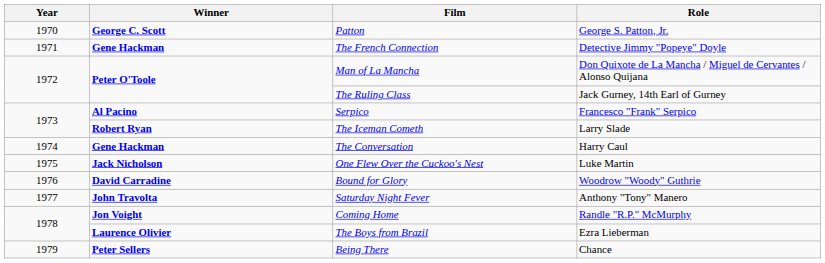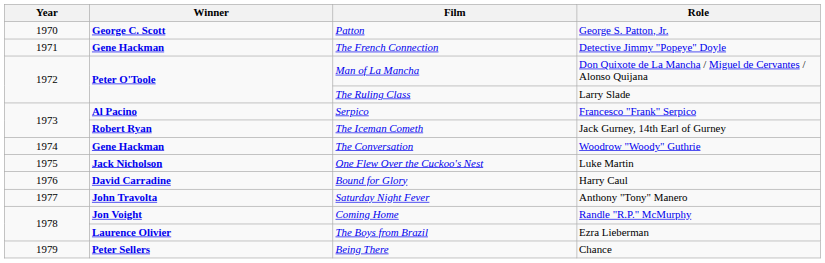(652, 94) Jack Gurney, 14th Earl of Gurney -> (605, 94) Larry Slade
(605, 128) Larry Slade -> (652, 128) Jack Gurney, 14th Earl of Gurney
(603, 146) Harry Caul -> (640, 146) Woodrow "Woody" Guthrie
(640, 180) Woodrow "Woody" Guthrie -> (603, 180) Harry Caul
